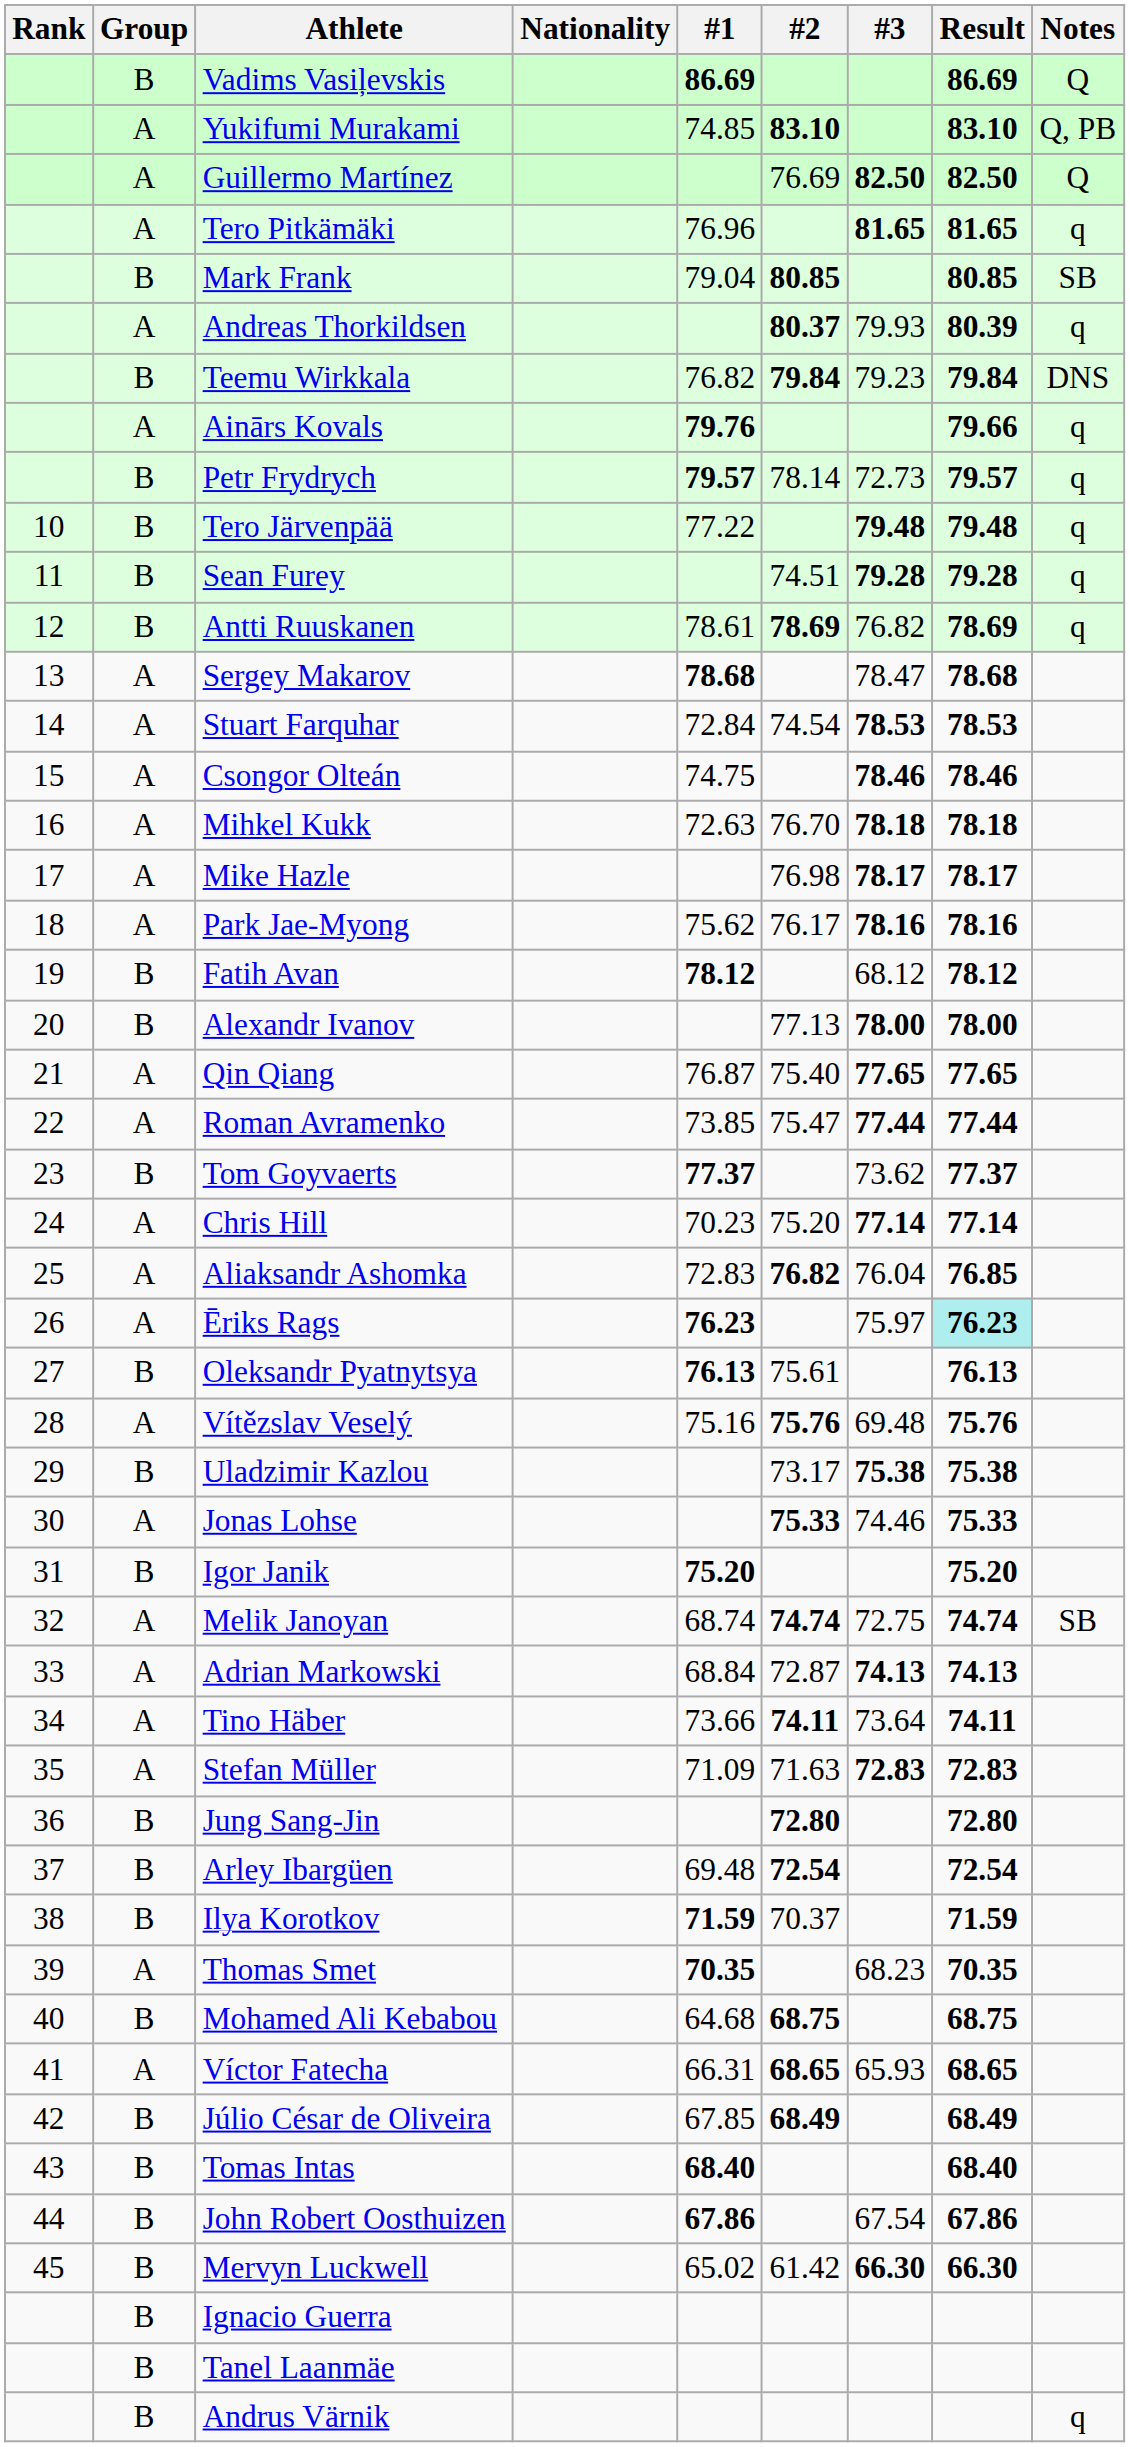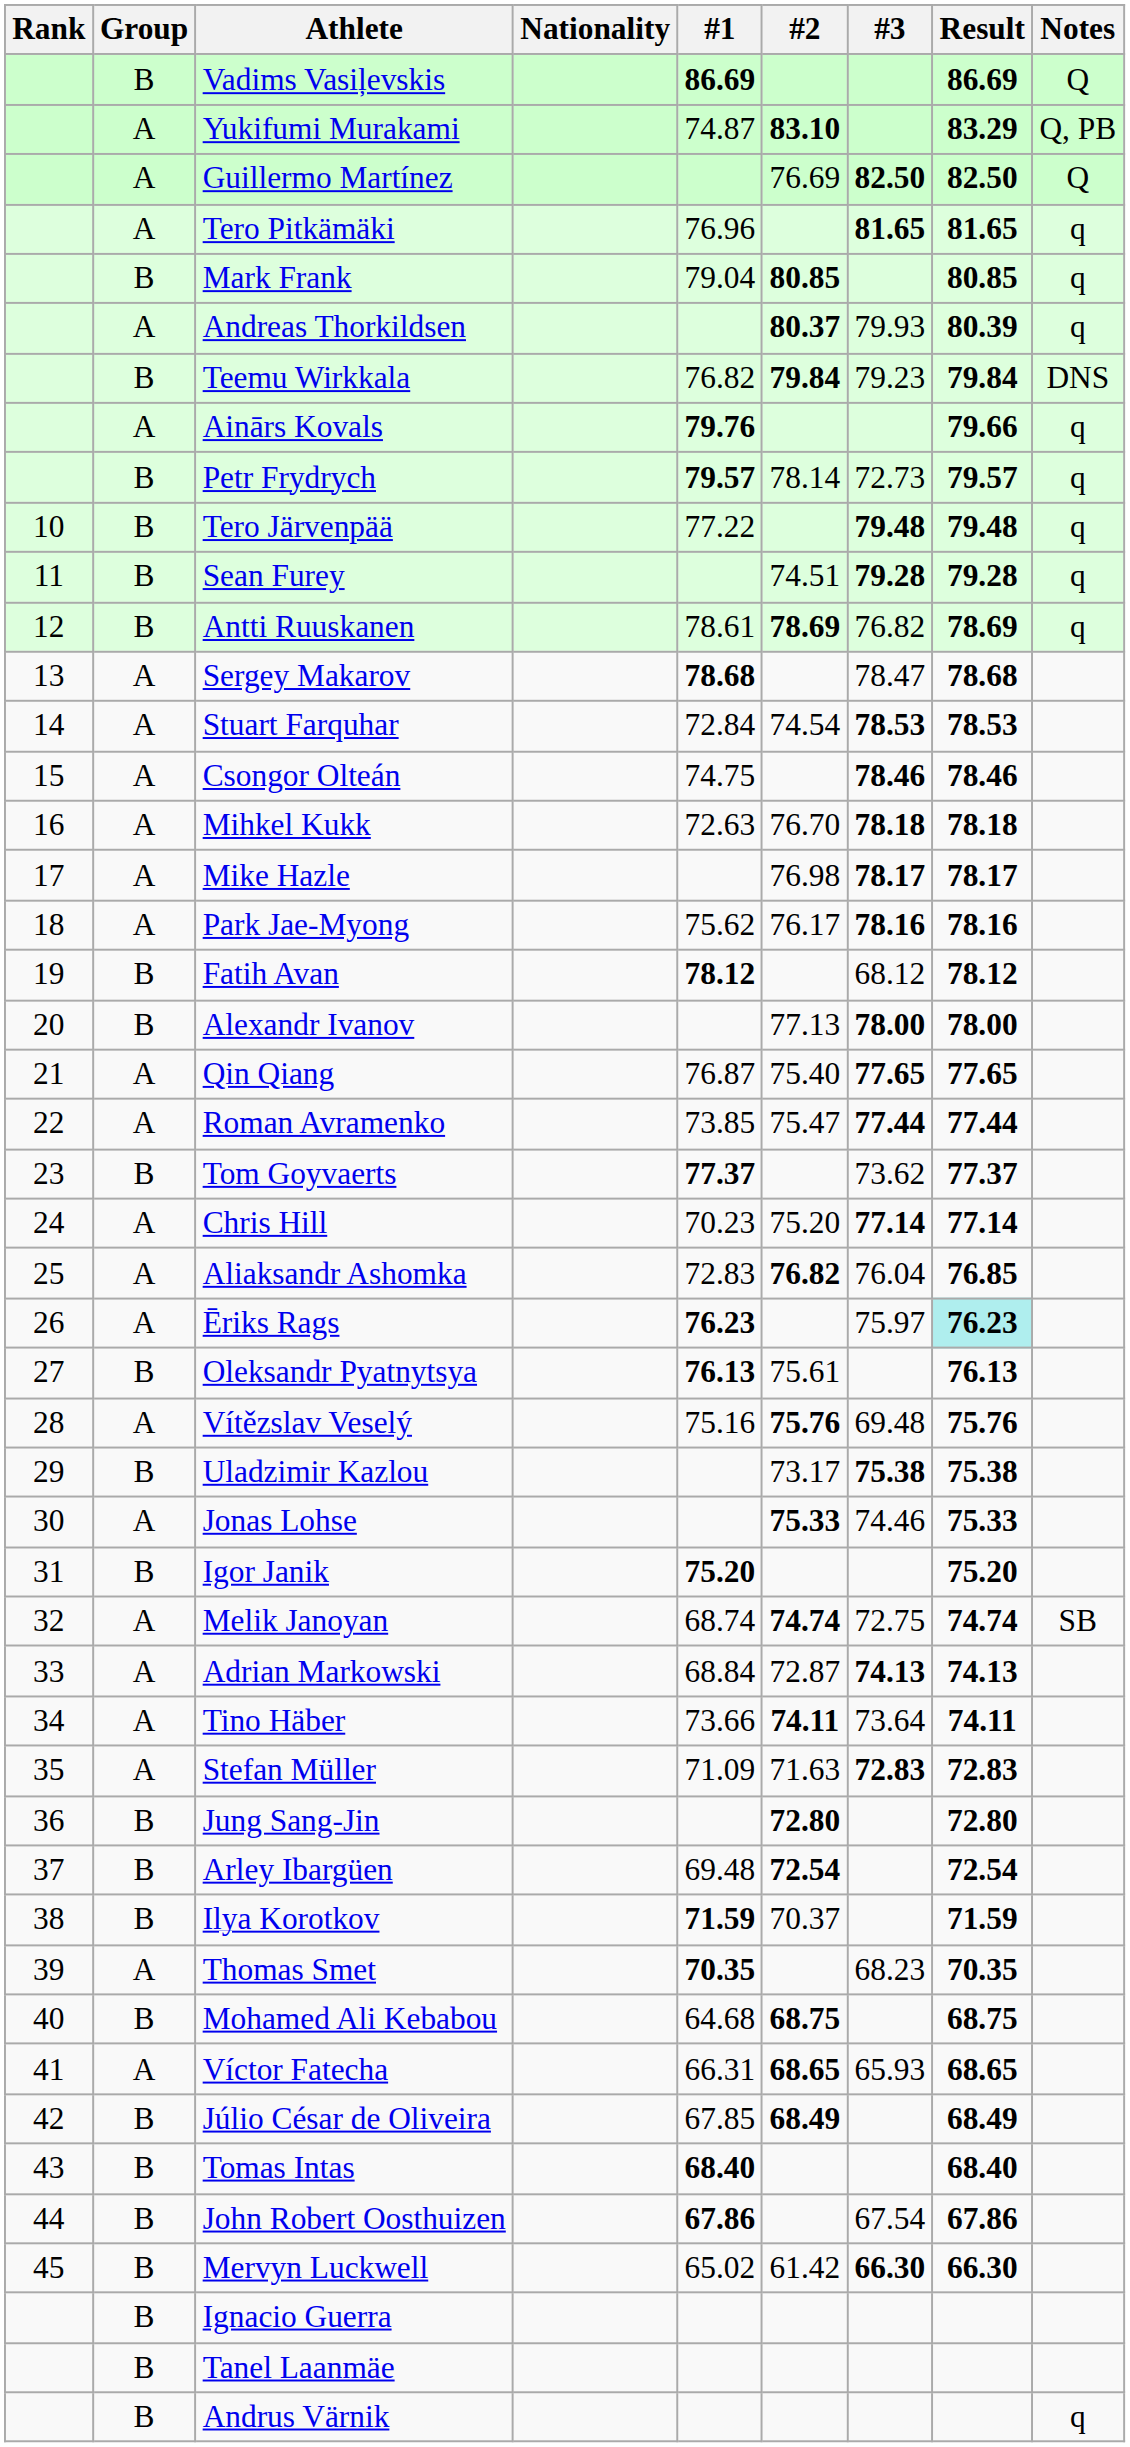(720, 128) 74.85 -> (720, 128) 74.87
(982, 128) 83.10 -> (982, 128) 83.29
(1078, 278) SB -> (1078, 278) q
